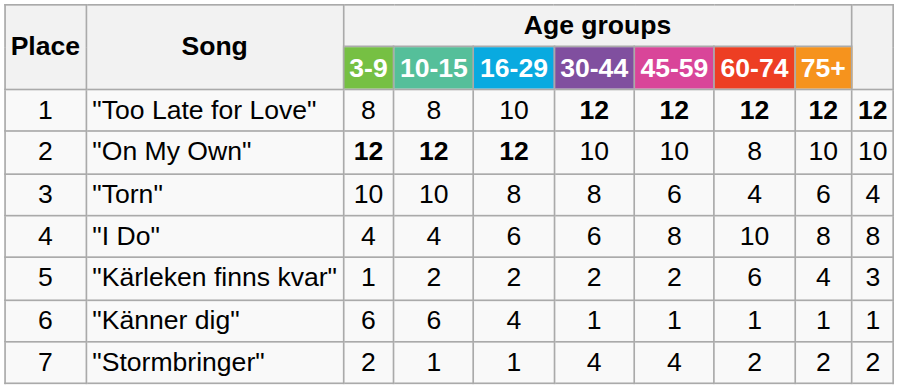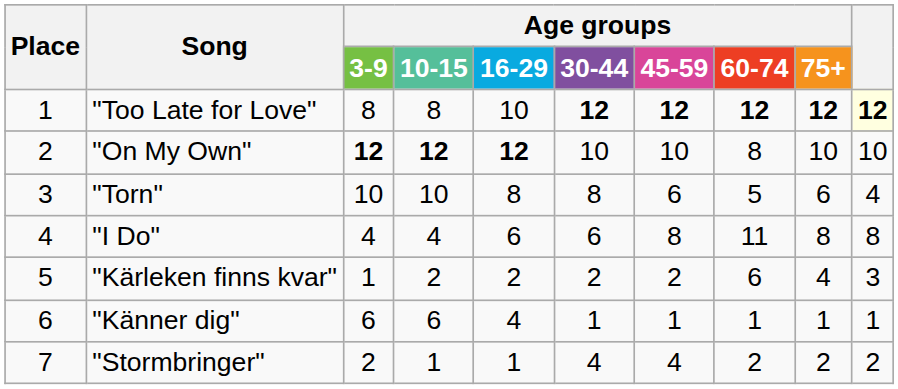(873, 109) no background -> (873, 109) lightyellow background
(755, 194) 4 -> (755, 194) 5
(755, 236) 10 -> (755, 236) 11
